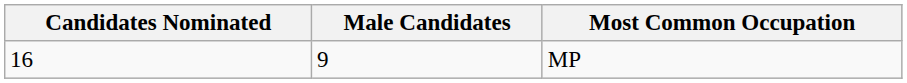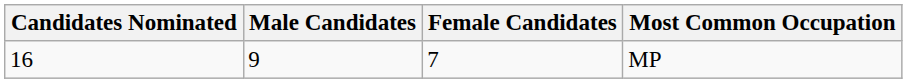+ column: (522, 22)
